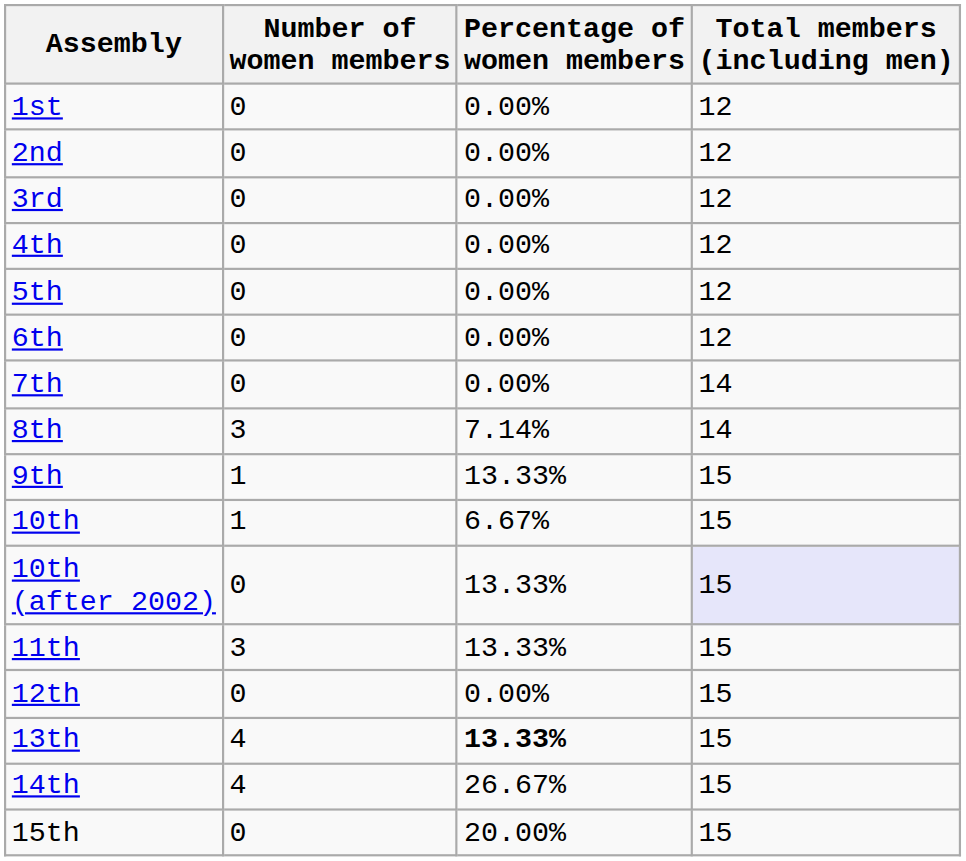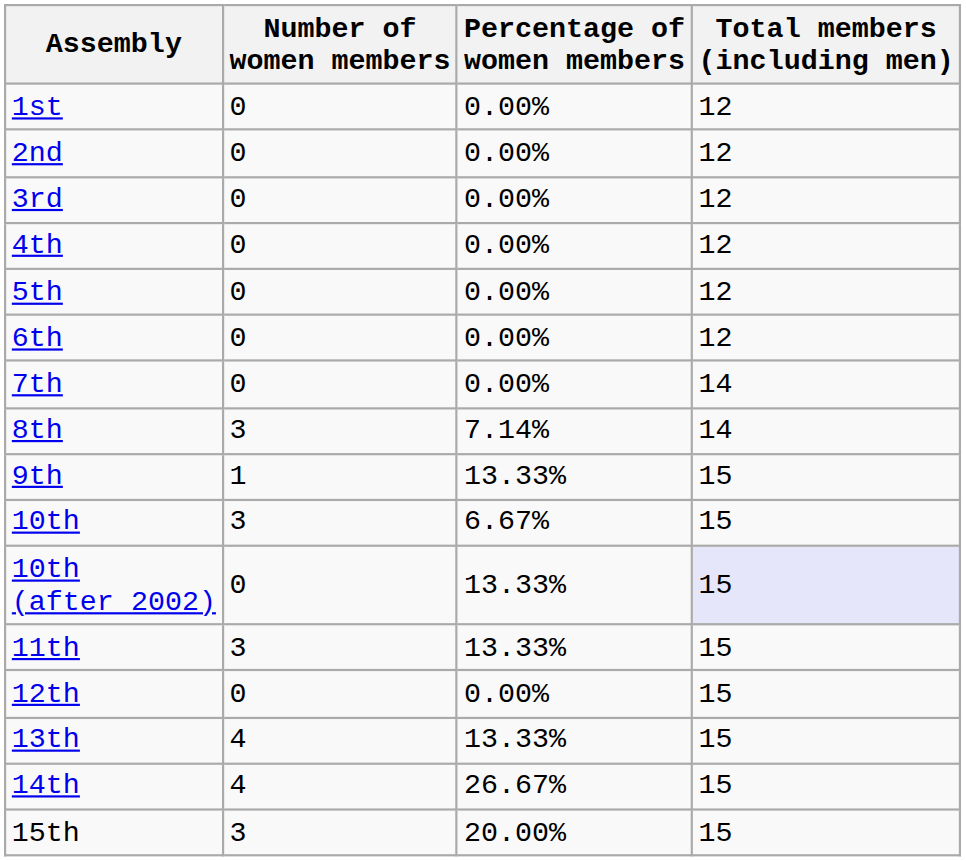(238, 523) 1 -> (238, 523) 3
(515, 740) bold -> (515, 740) normal
(238, 833) 0 -> (238, 833) 3
